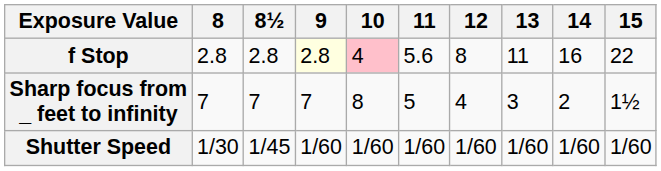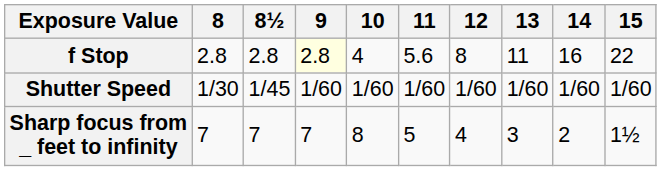(358, 55) pink background -> (358, 55) no background
rows swapped: (98, 147) <-> (98, 101)
